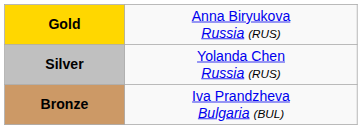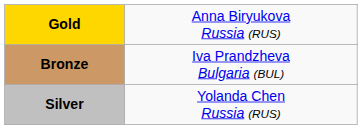rows swapped: (64, 64) <-> (64, 104)
